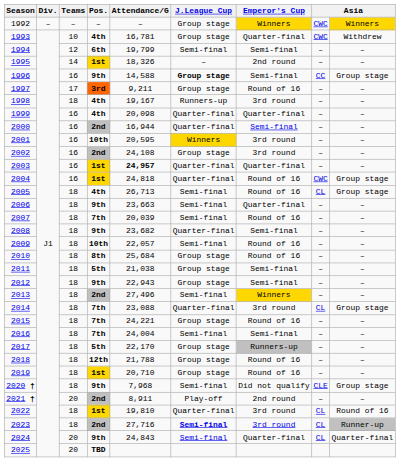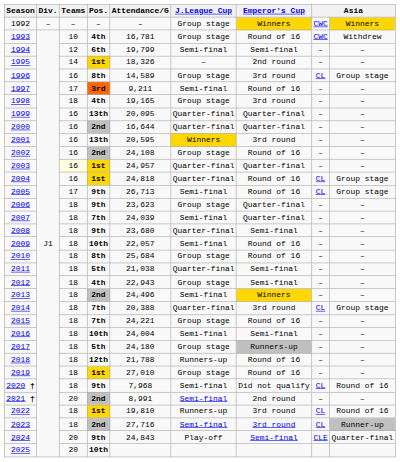(274, 37) Quarter-final -> (274, 37) Round of 16
(98, 75) 9th -> (98, 75) 8th
(140, 75) 14,588 -> (140, 75) 14,589
(204, 75) bold -> (204, 75) normal
(274, 75) Semi-final -> (274, 75) 3rd round
(321, 75) CC -> (321, 75) CL
(204, 88) Group stage -> (204, 88) Semi-final
(140, 101) 19,167 -> (140, 101) 19,165
(204, 101) Runners-up -> (204, 101) Group stage
(98, 114) 4th -> (98, 114) 13th
(140, 114) 20,098 -> (140, 114) 20,095
(140, 127) 16,944 -> (140, 127) 16,644
(274, 127) Semi-final -> (274, 127) Quarter-final
(98, 140) 10th -> (98, 140) 13th
(274, 153) 3rd round -> (274, 153) Round of 16
(73, 166) no background -> (73, 166) lightyellow background
(140, 166) bold -> (140, 166) normal
(321, 179) CWC -> (321, 179) CL
(73, 192) 18 -> (73, 192) 17
(98, 192) 4th -> (98, 192) 9th
(140, 205) 23,663 -> (140, 205) 23,623
(204, 205) Semi-final -> (204, 205) Group stage
(140, 218) 20,039 -> (140, 218) 24,039
(274, 218) Round of 16 -> (274, 218) Quarter-final
(140, 230) 23,682 -> (140, 230) 23,680
(204, 269) Group stage -> (204, 269) Quarter-final
(98, 282) 9th -> (98, 282) 4th
(140, 295) 27,496 -> (140, 295) 24,496
(140, 308) 23,088 -> (140, 308) 20,388
(98, 334) 7th -> (98, 334) 10th
(140, 347) 22,170 -> (140, 347) 24,180
(204, 360) Group stage -> (204, 360) Runners-up
(140, 373) 20,710 -> (140, 373) 27,010
(321, 386) CLE -> (321, 386) CL
(362, 386) Group stage -> (362, 386) Round of 16
(140, 398) 8,911 -> (140, 398) 8,991
(204, 398) Play-off -> (204, 398) Semi-final
(204, 411) Quarter-final -> (204, 411) Runners-up
(204, 424) bold -> (204, 424) normal
(204, 437) Semi-final -> (204, 437) Play-off
(274, 437) Quarter-final -> (274, 437) Semi-final
(321, 437) CL -> (321, 437) CLE
(98, 450) TBD -> (98, 450) 10th
